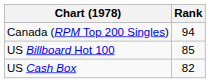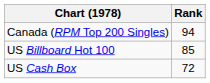(188, 68) 82 -> (188, 68) 72
